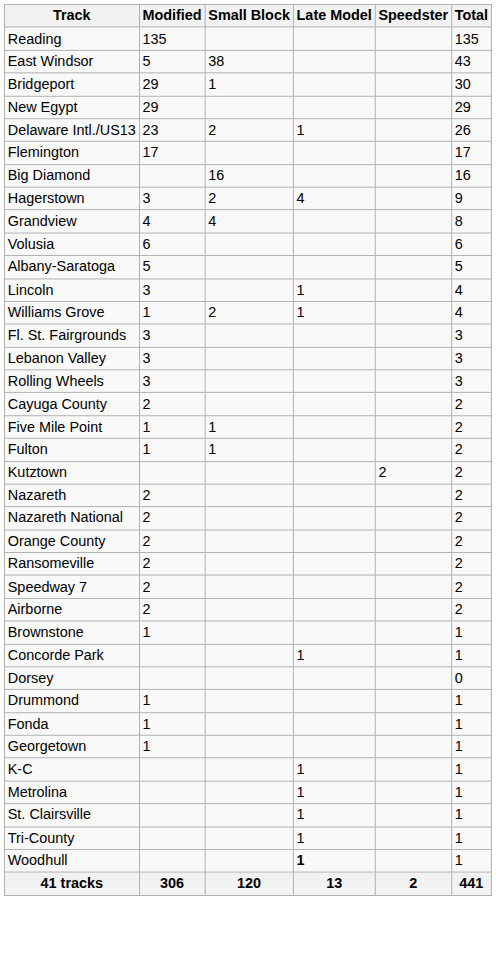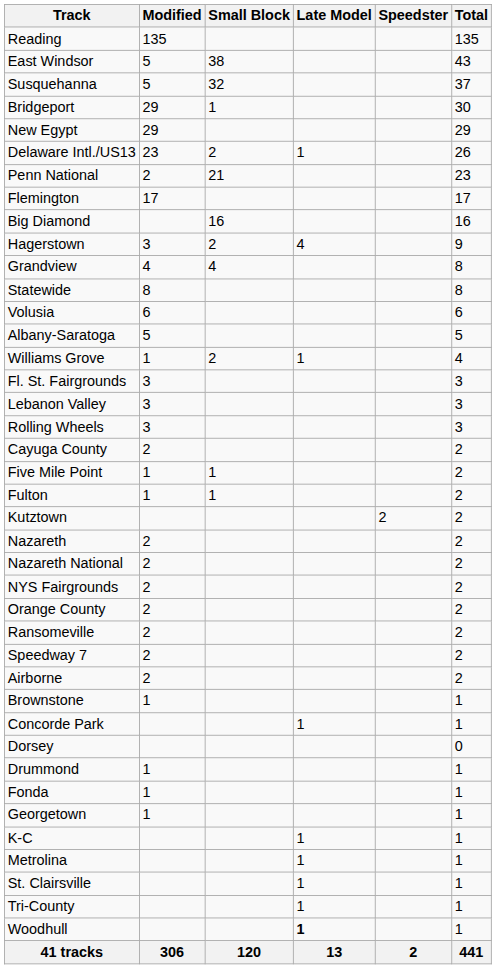+ row: (52, 84)
+ row: (53, 175)
+ row: (39, 289)
- row: (31, 289)
+ row: (63, 586)
